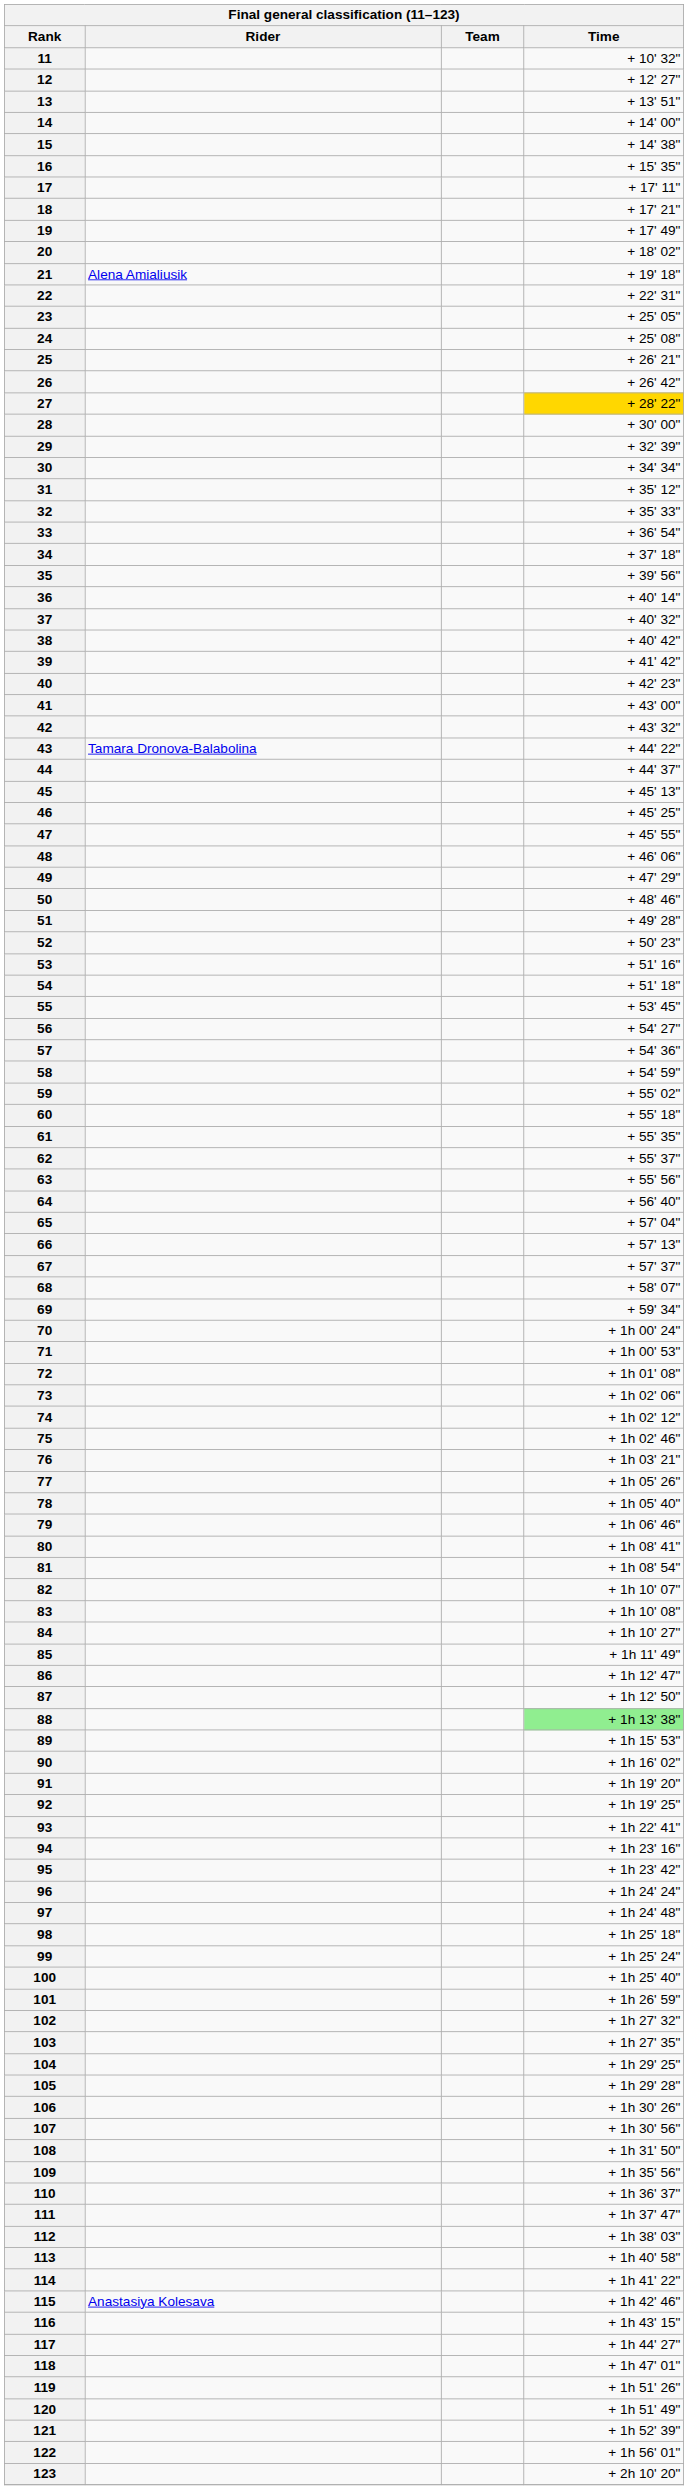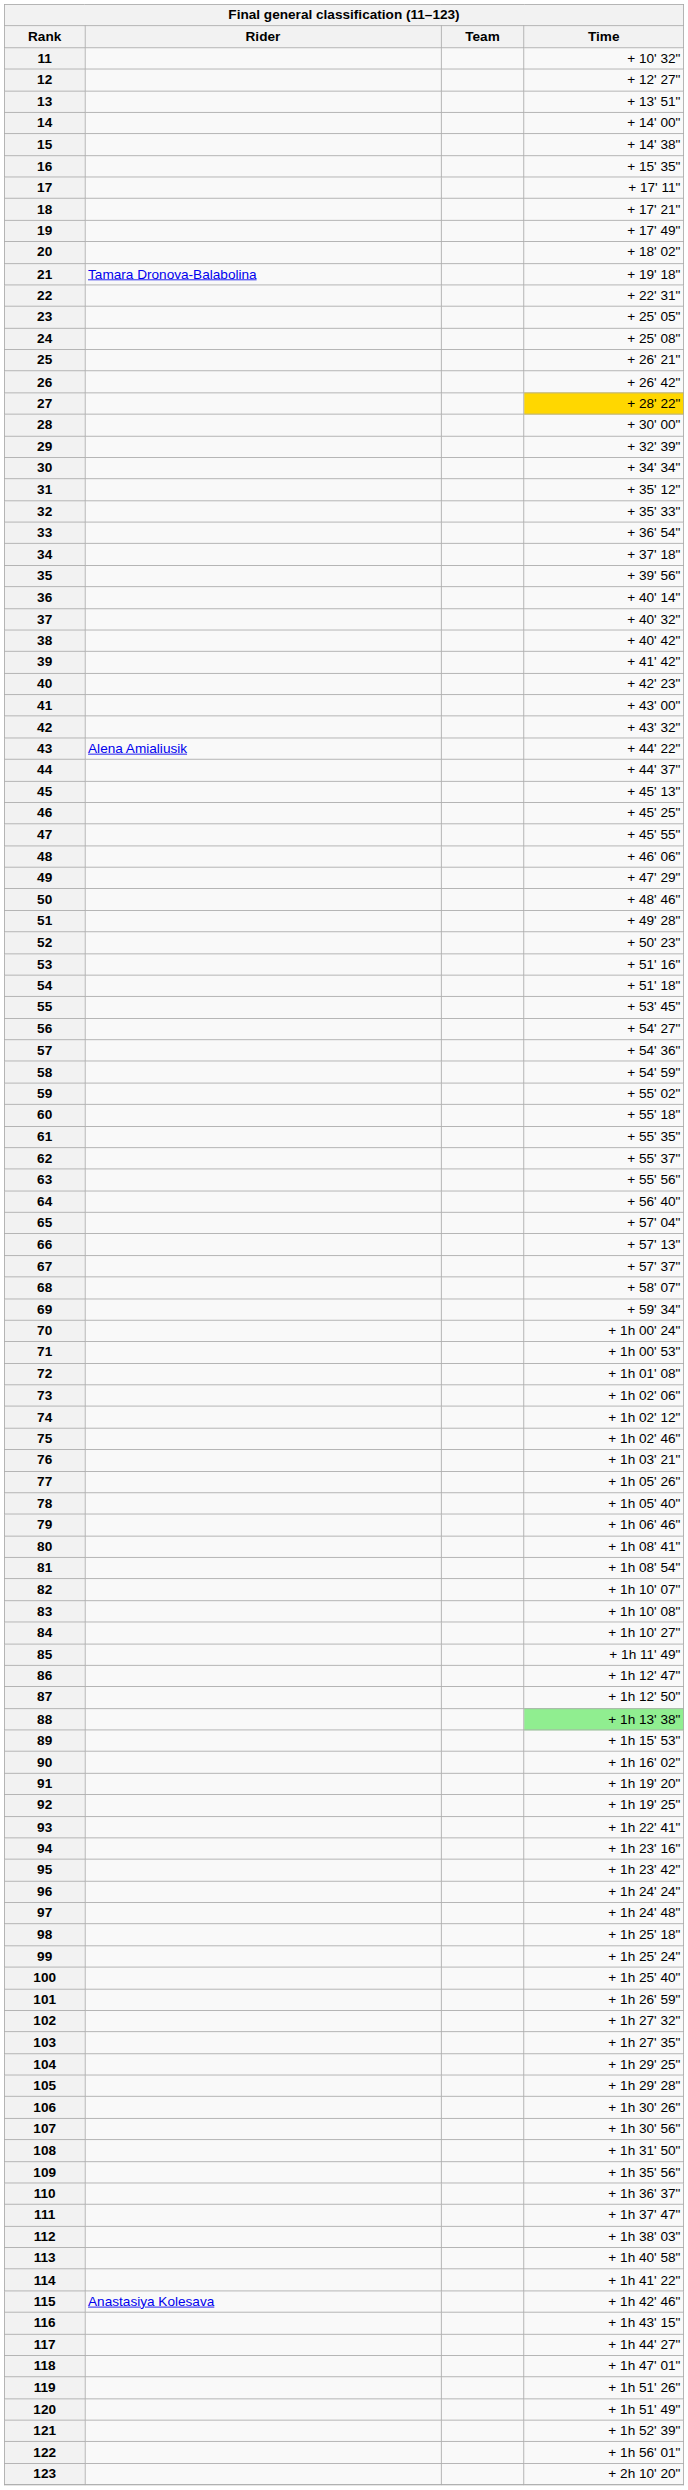(138, 274) Alena Amialiusik -> (172, 274) Tamara Dronova-Balabolina
(172, 748) Tamara Dronova-Balabolina -> (138, 748) Alena Amialiusik
